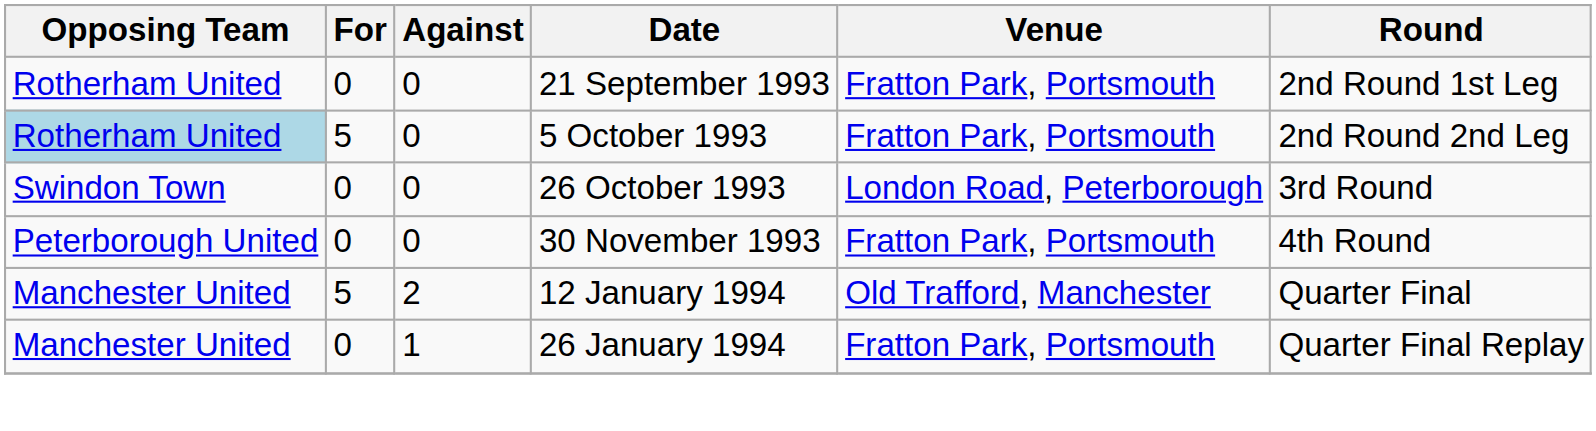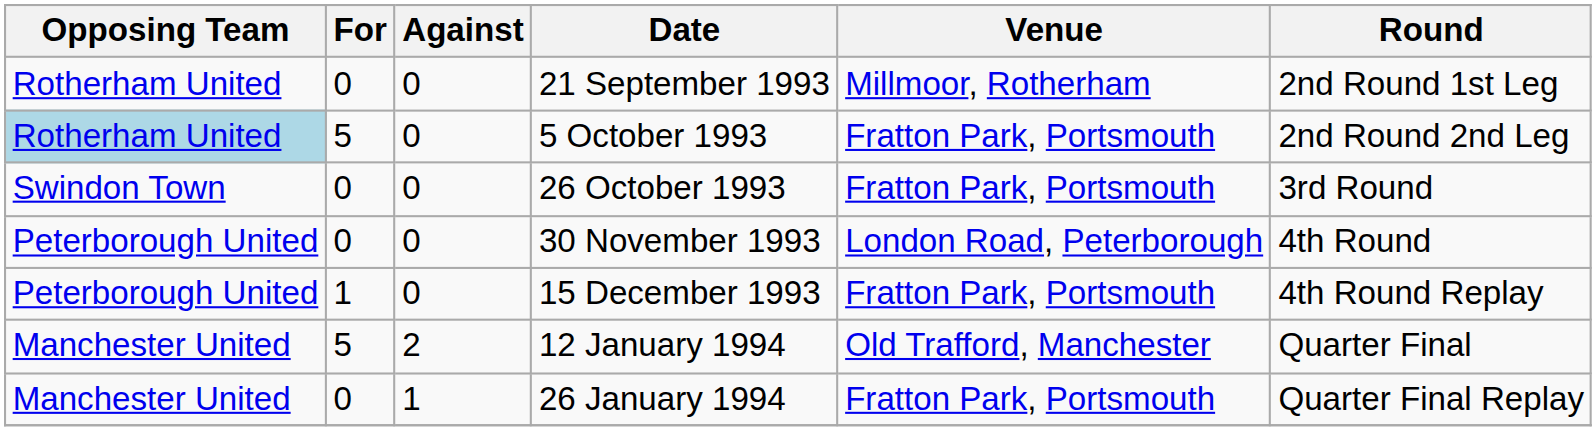(1030, 83) Fratton Park, Portsmouth -> (998, 83) Millmoor, Rotherham
(1054, 188) London Road, Peterborough -> (1030, 188) Fratton Park, Portsmouth
(1030, 240) Fratton Park, Portsmouth -> (1054, 240) London Road, Peterborough
+ row: (680, 293)
